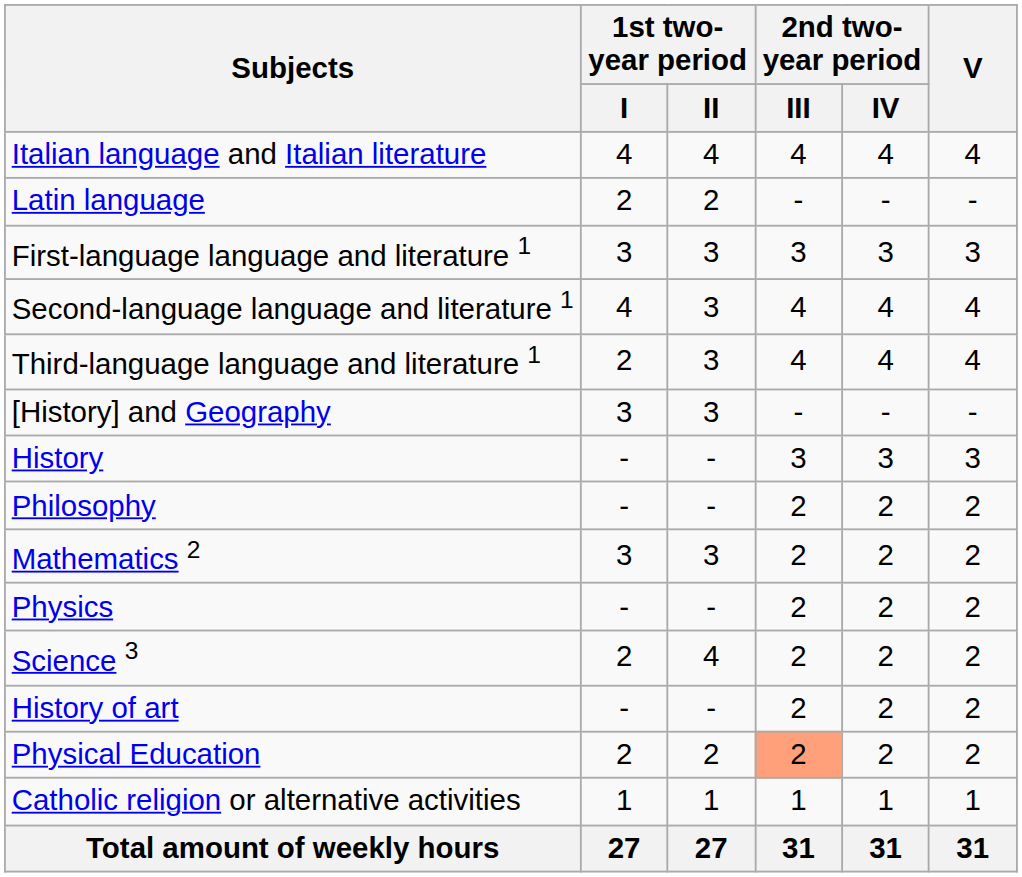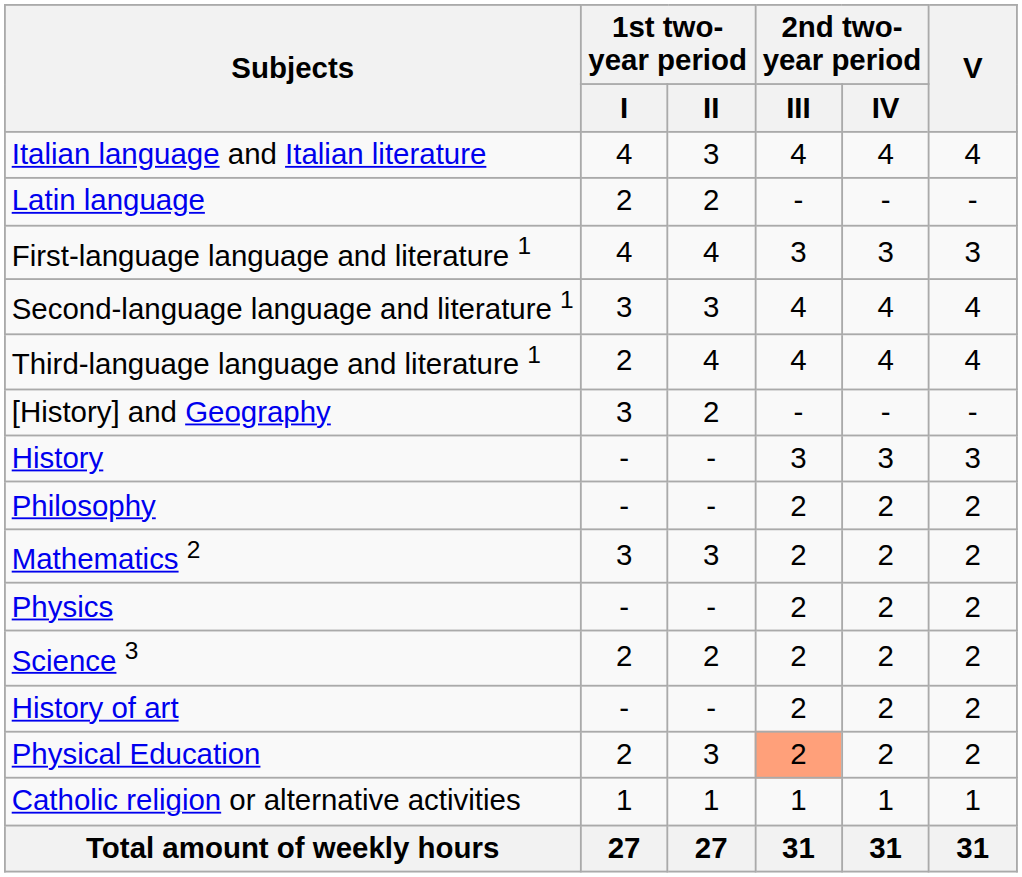(711, 154) 4 -> (711, 154) 3
(624, 251) 3 -> (624, 251) 4
(711, 251) 3 -> (711, 251) 4
(624, 306) 4 -> (624, 306) 3
(711, 361) 3 -> (711, 361) 4
(711, 411) 3 -> (711, 411) 2
(711, 657) 4 -> (711, 657) 2
(711, 754) 2 -> (711, 754) 3
